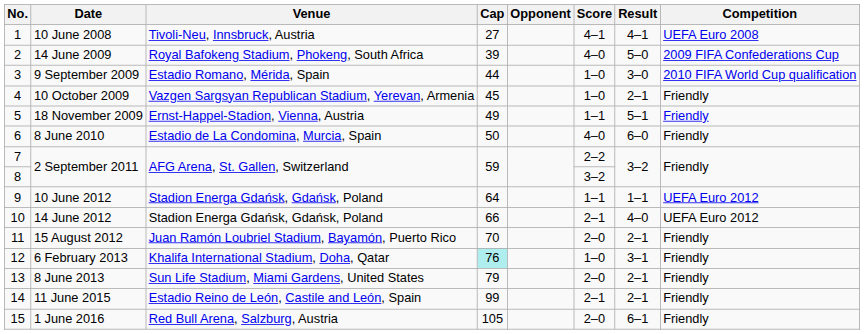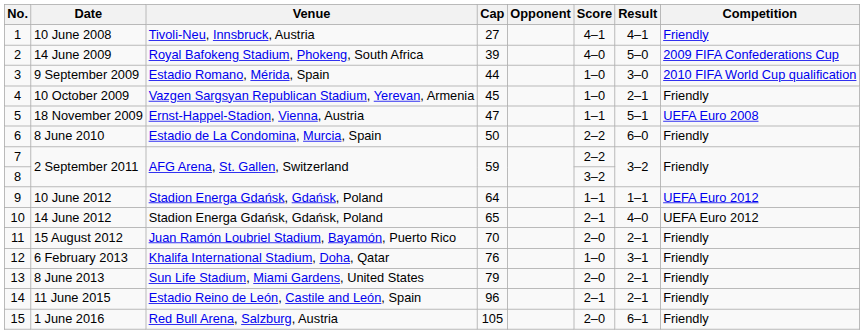(711, 34) UEFA Euro 2008 -> (686, 34) Friendly
(492, 116) 49 -> (492, 116) 47
(686, 116) Friendly -> (711, 116) UEFA Euro 2008
(594, 136) 4–0 -> (594, 136) 2–2
(492, 217) 66 -> (492, 217) 65
(492, 258) paleturquoise background -> (492, 258) no background
(492, 298) 99 -> (492, 298) 96
